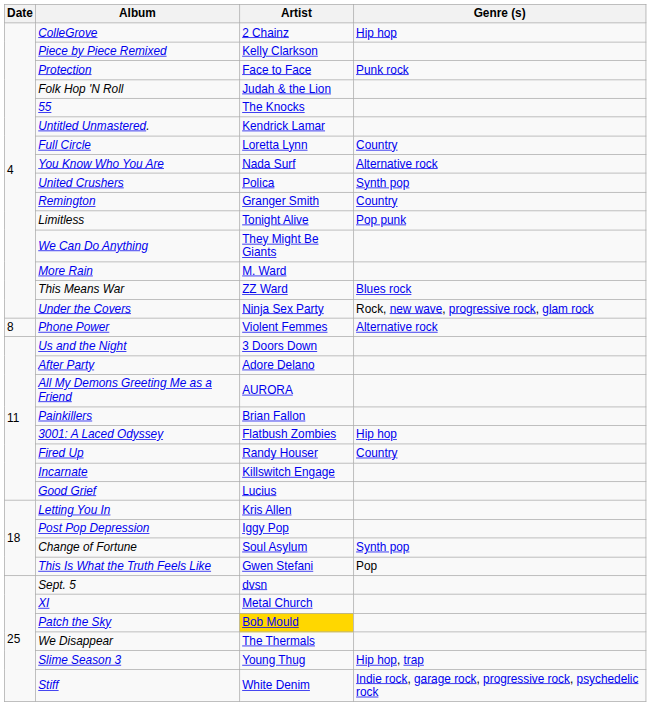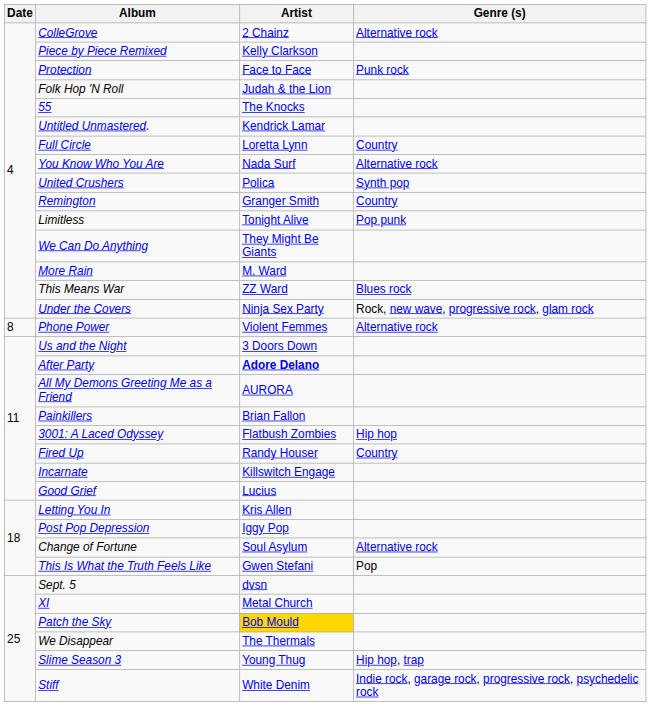(376, 32) Hip hop -> (397, 32) Alternative rock
(278, 365) normal -> (281, 365) bold
(383, 547) Synth pop -> (397, 547) Alternative rock
